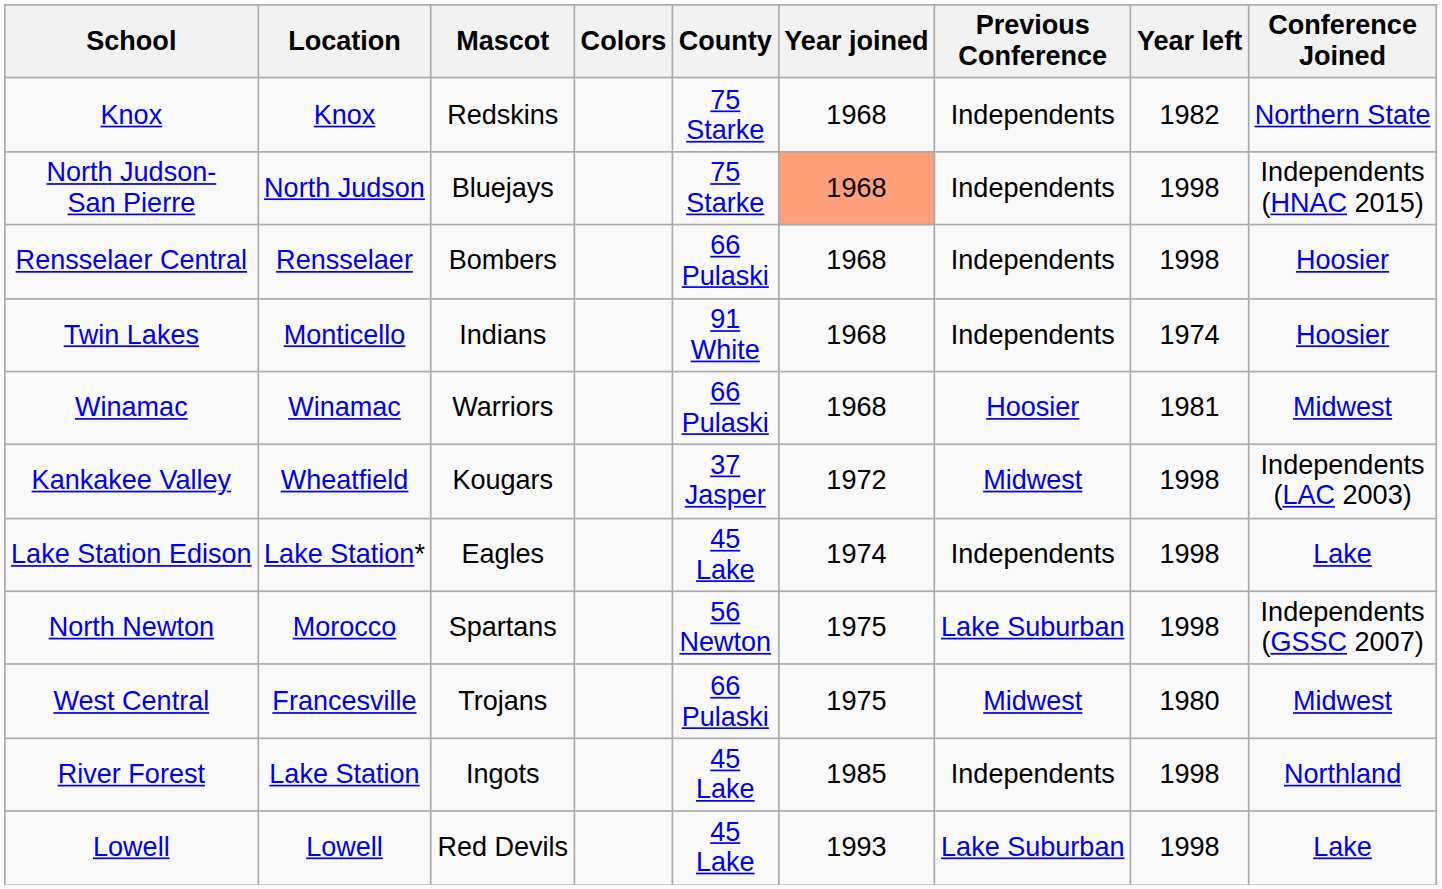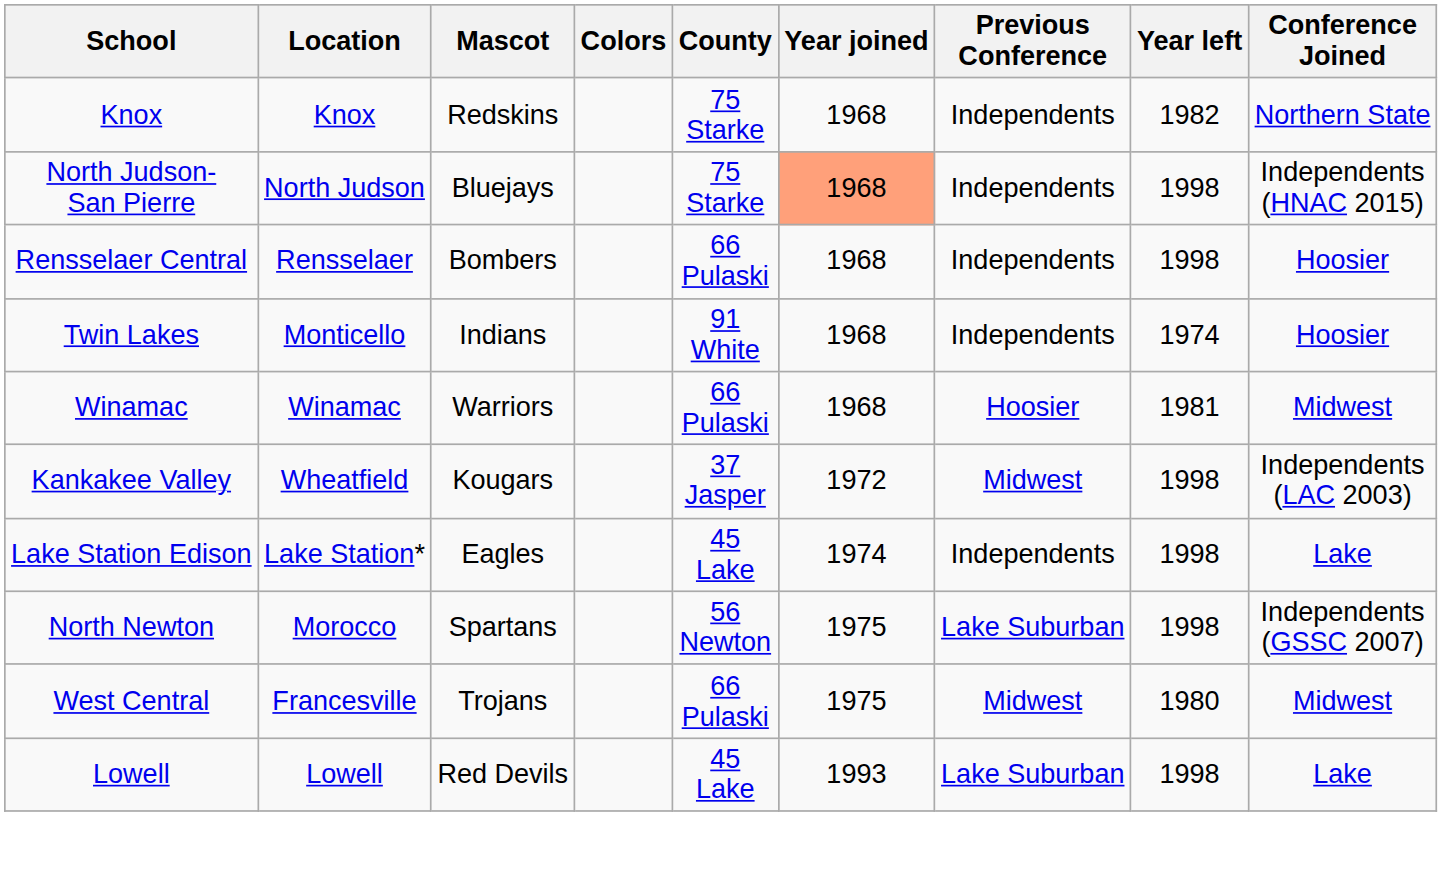- row: (131, 774)
